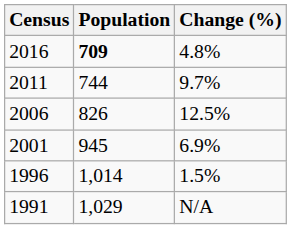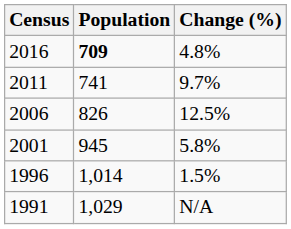(93, 82) 744 -> (93, 82) 741
(200, 144) 6.9% -> (200, 144) 5.8%
